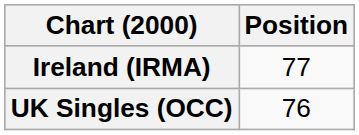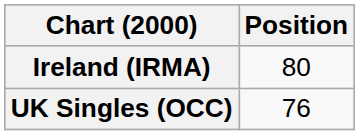(296, 66) 77 -> (296, 66) 80
